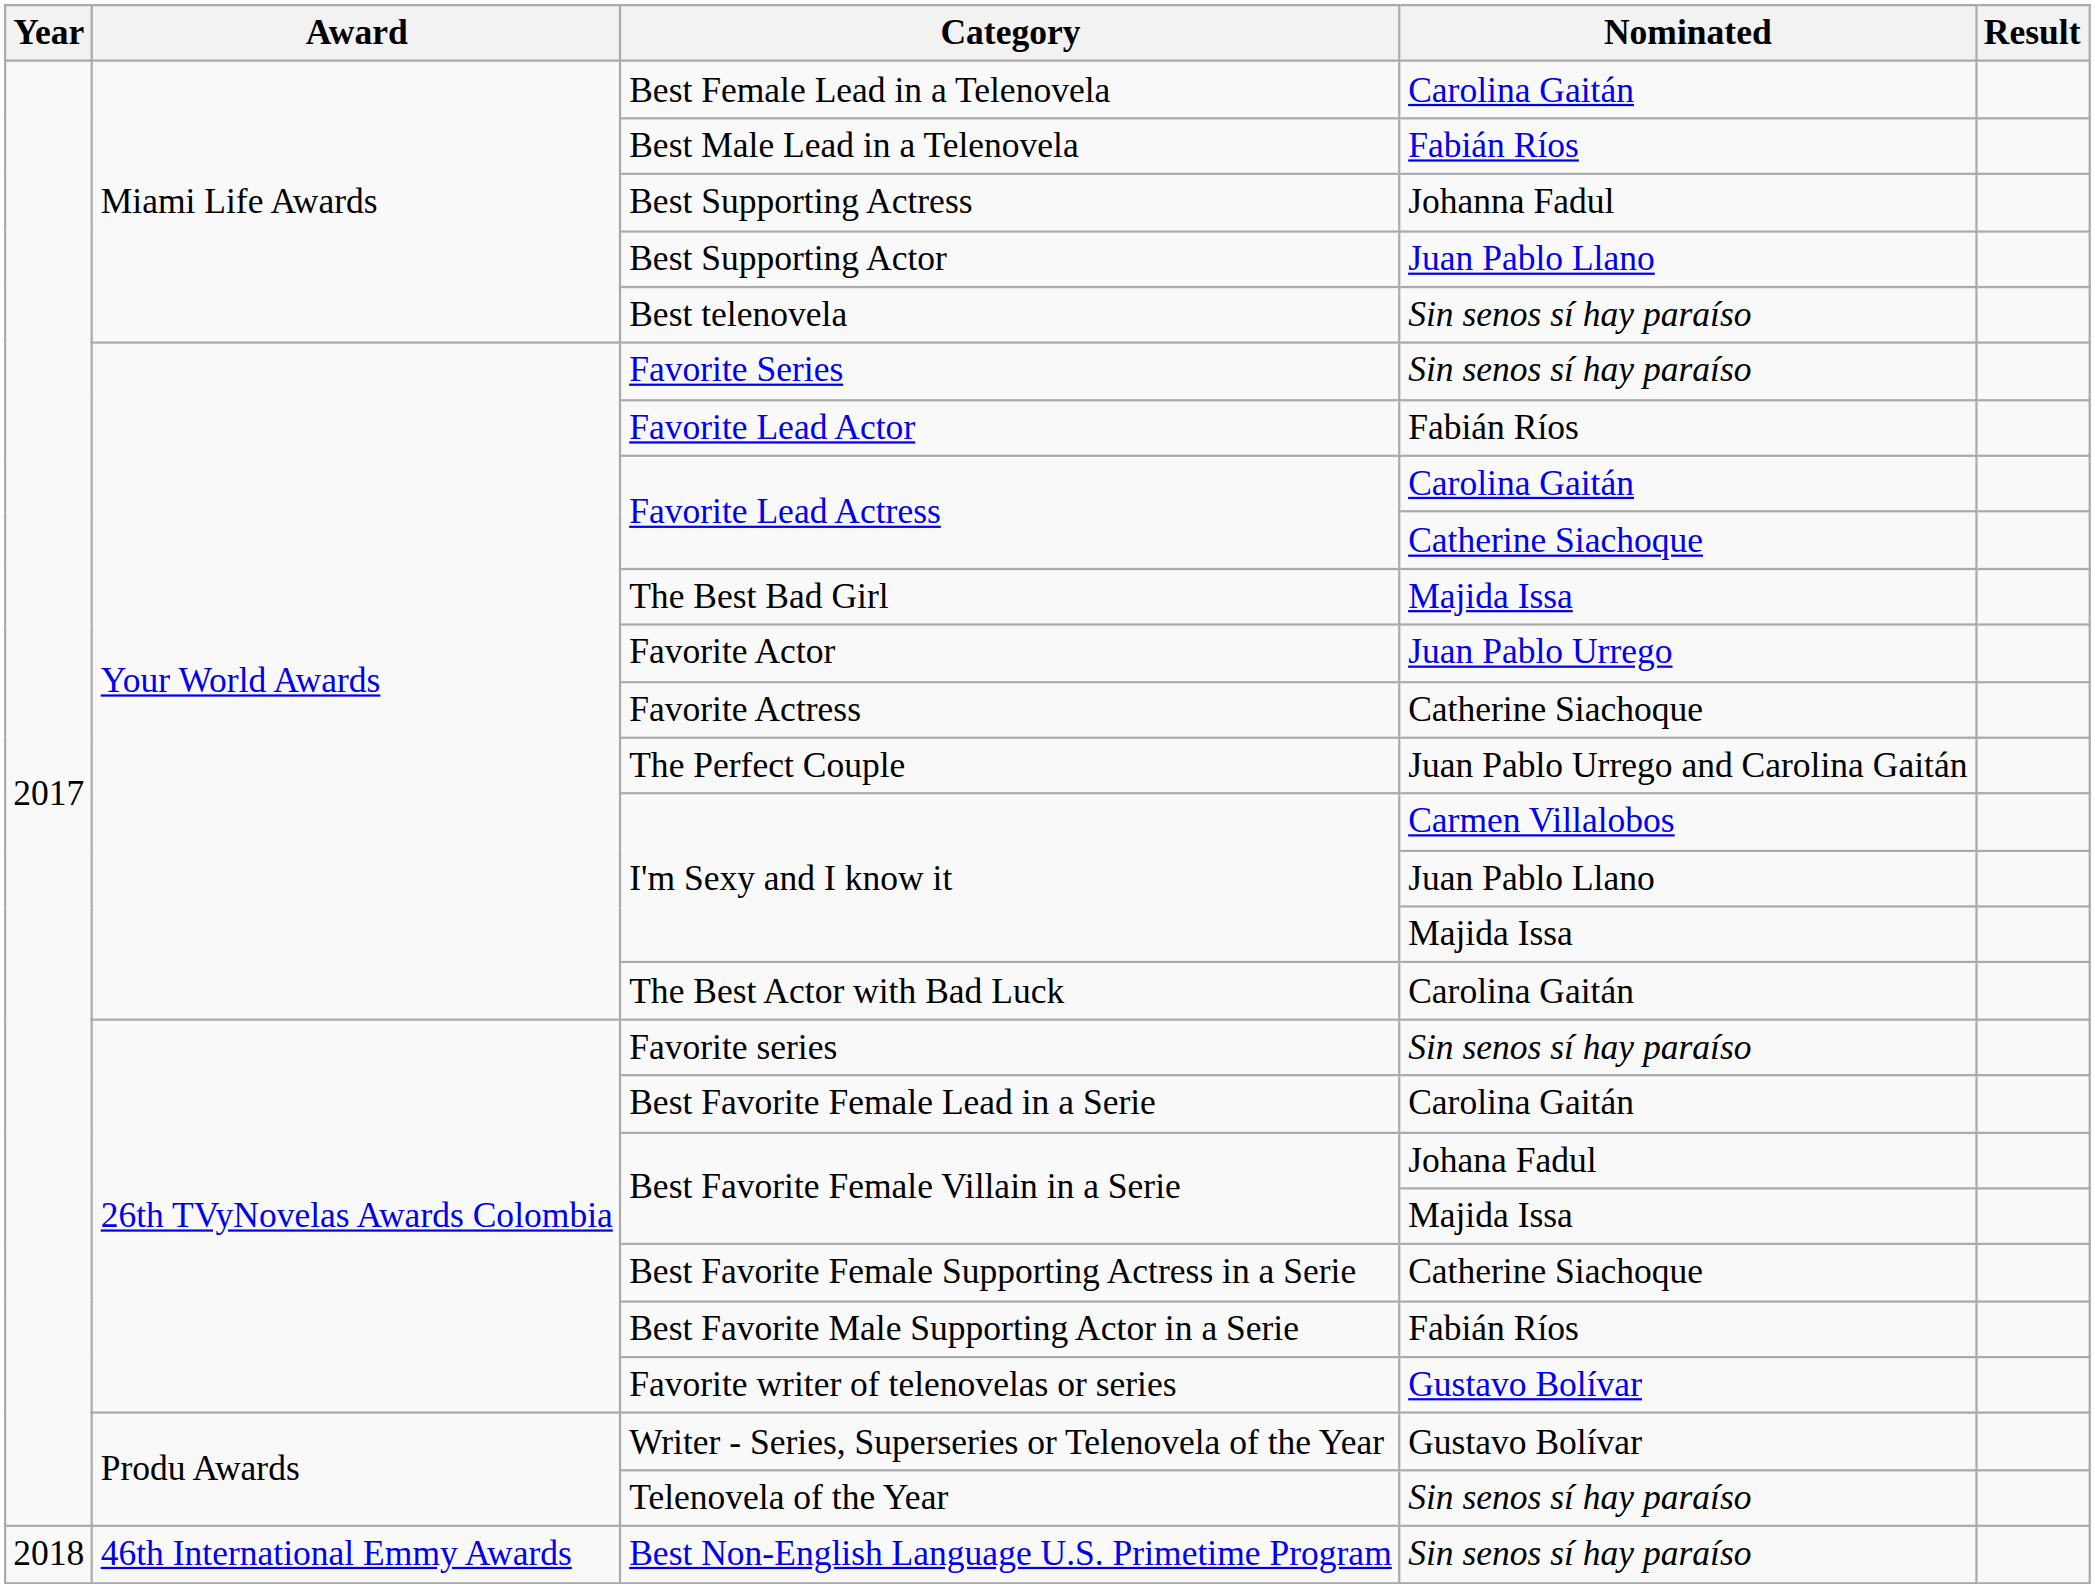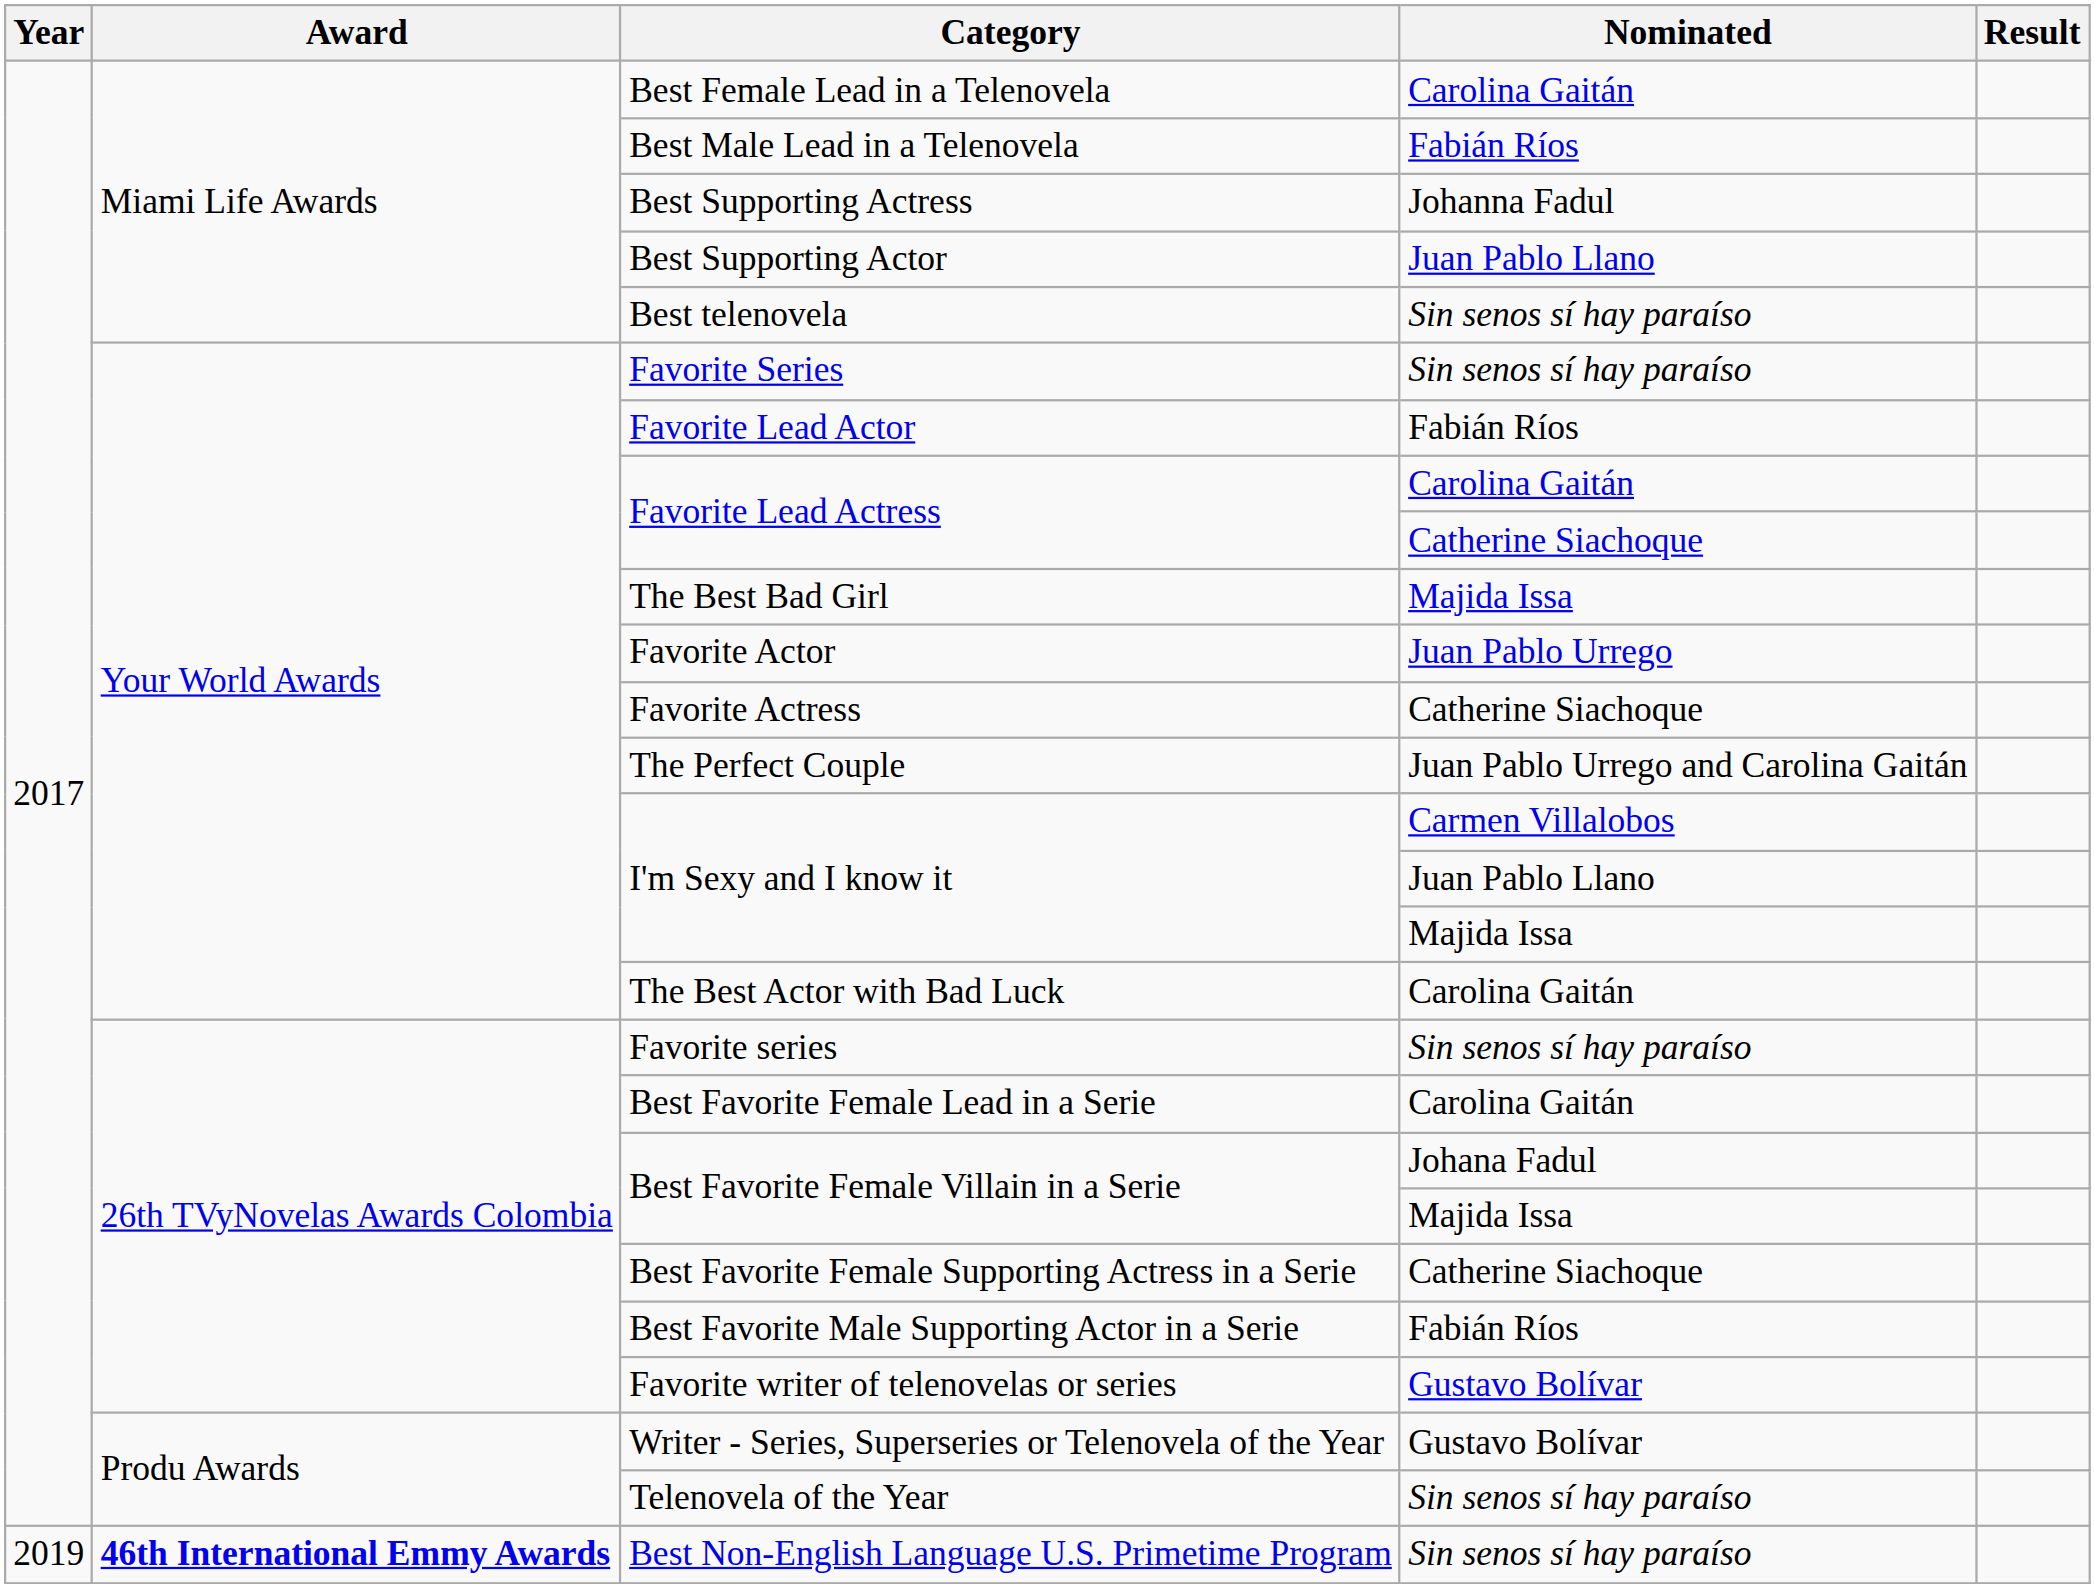(49, 1553) 2018 -> (49, 1553) 2019
(336, 1553) normal -> (355, 1553) bold
